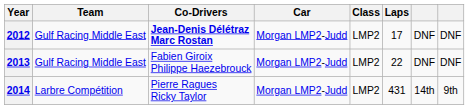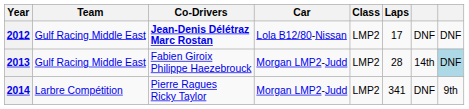(302, 35) Morgan LMP2-Judd -> (302, 35) Lola B12/80-Nissan
(397, 63) 22 -> (397, 63) 28
(424, 63) DNF -> (424, 63) 14th
(451, 63) no background -> (451, 63) lightblue background
(397, 91) 431 -> (397, 91) 341
(424, 91) 14th -> (424, 91) DNF
